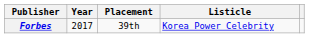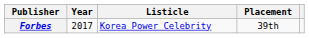columns swapped: (230, 12) <-> (129, 12)
